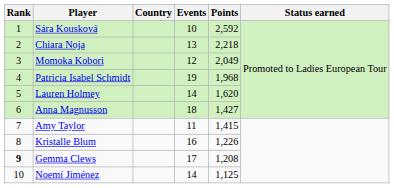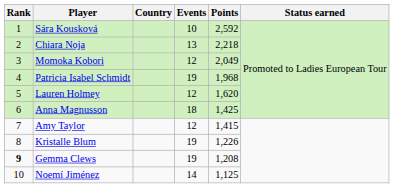(191, 93) 14 -> (191, 93) 12
(227, 110) 1,427 -> (227, 110) 1,425
(191, 126) 11 -> (191, 126) 12
(191, 142) 16 -> (191, 142) 19
(191, 158) 17 -> (191, 158) 19
